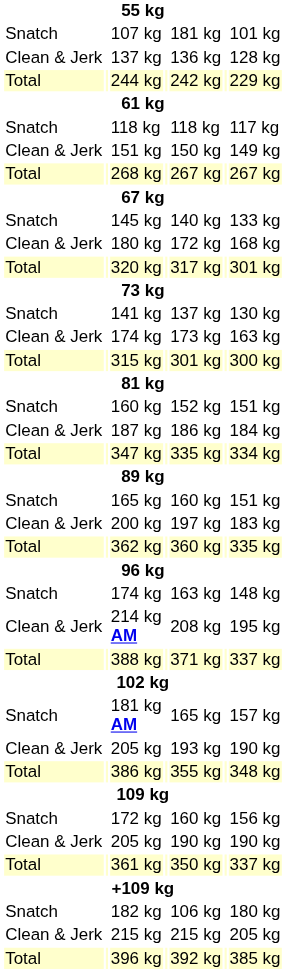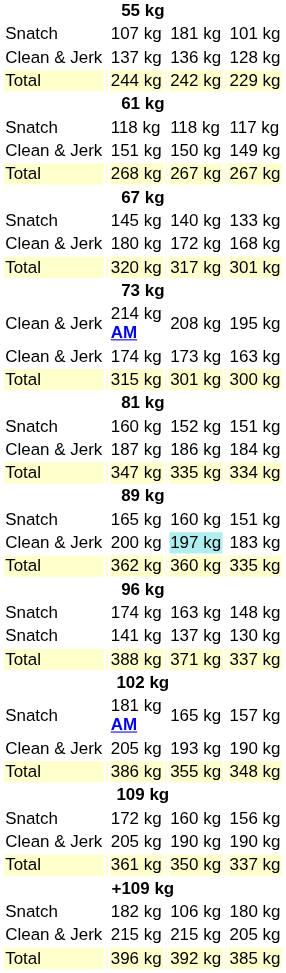rows swapped: (32, 313) <-> (54, 626)
(196, 523) no background -> (196, 542) paleturquoise background
